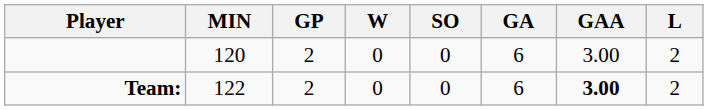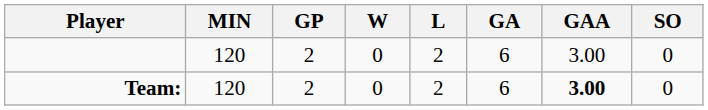columns swapped: (675, 21) <-> (445, 21)
(229, 88) 122 -> (229, 88) 120
